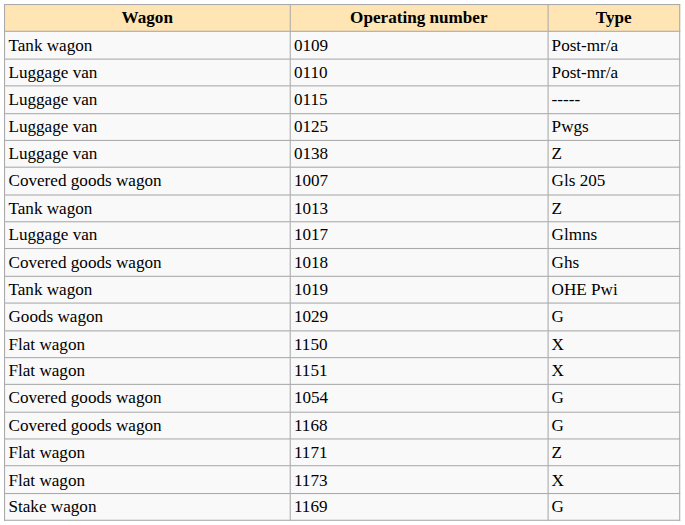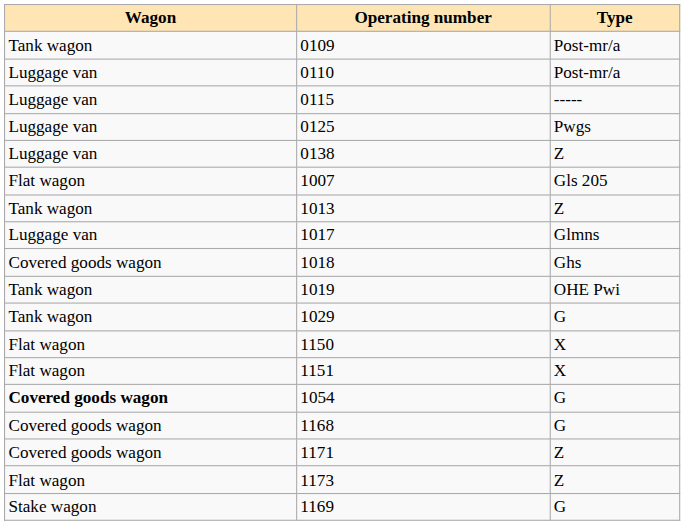(85, 180) Covered goods wagon -> (47, 180) Flat wagon
(56, 316) Goods wagon -> (50, 316) Tank wagon
(85, 398) normal -> (88, 398) bold
(47, 452) Flat wagon -> (85, 452) Covered goods wagon
(558, 479) X -> (559, 479) Z
